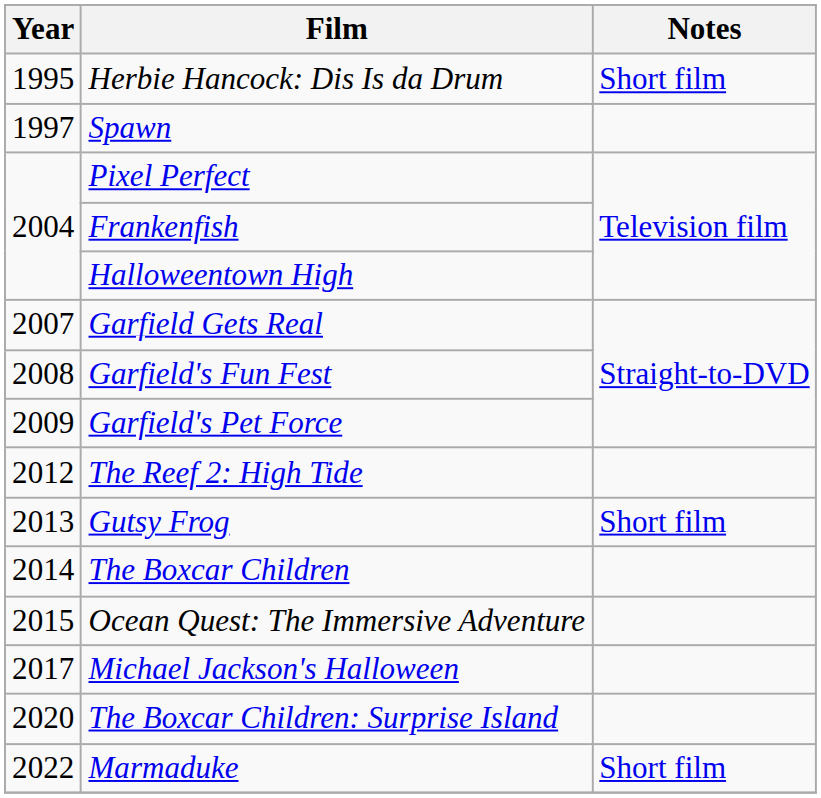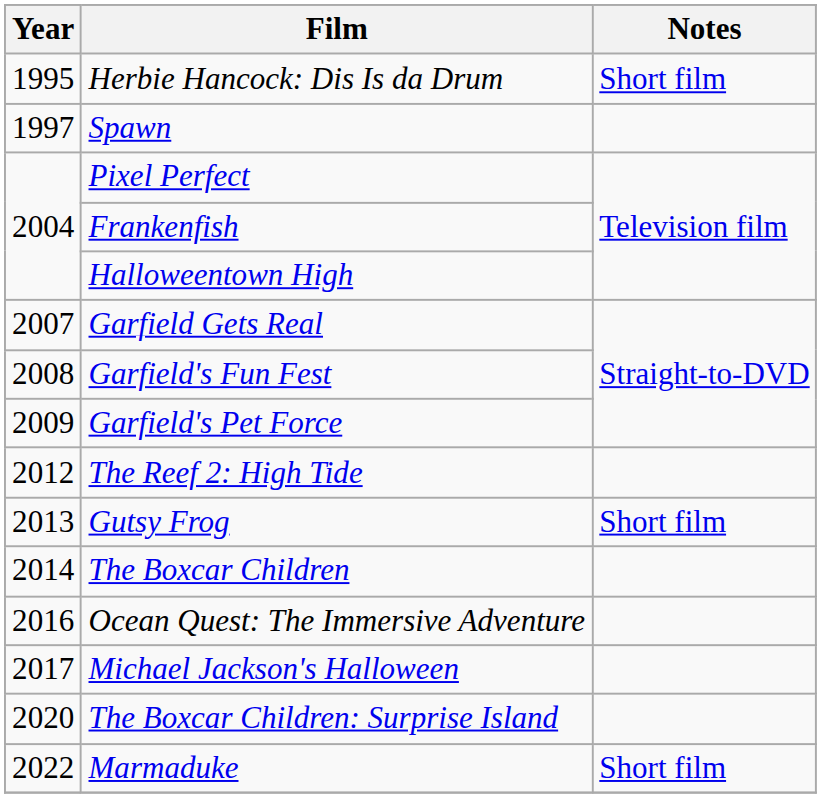(43, 619) 2015 -> (43, 619) 2016
